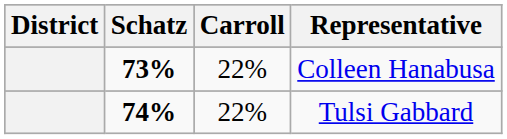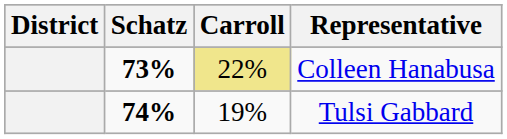(242, 68) no background -> (242, 68) khaki background
(242, 111) 22% -> (242, 111) 19%
